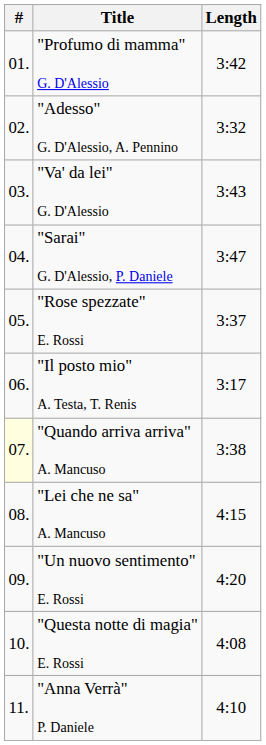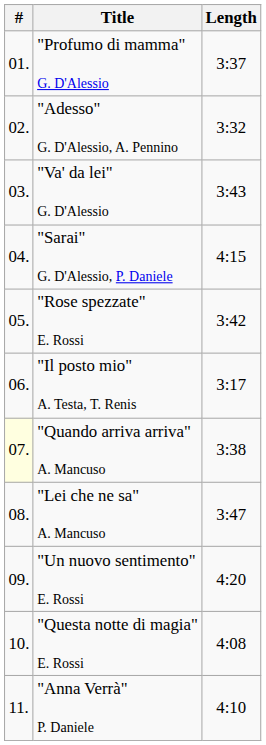(231, 63) 3:42 -> (231, 63) 3:37
(231, 256) 3:47 -> (231, 256) 4:15
(231, 321) 3:37 -> (231, 321) 3:42
(231, 514) 4:15 -> (231, 514) 3:47
